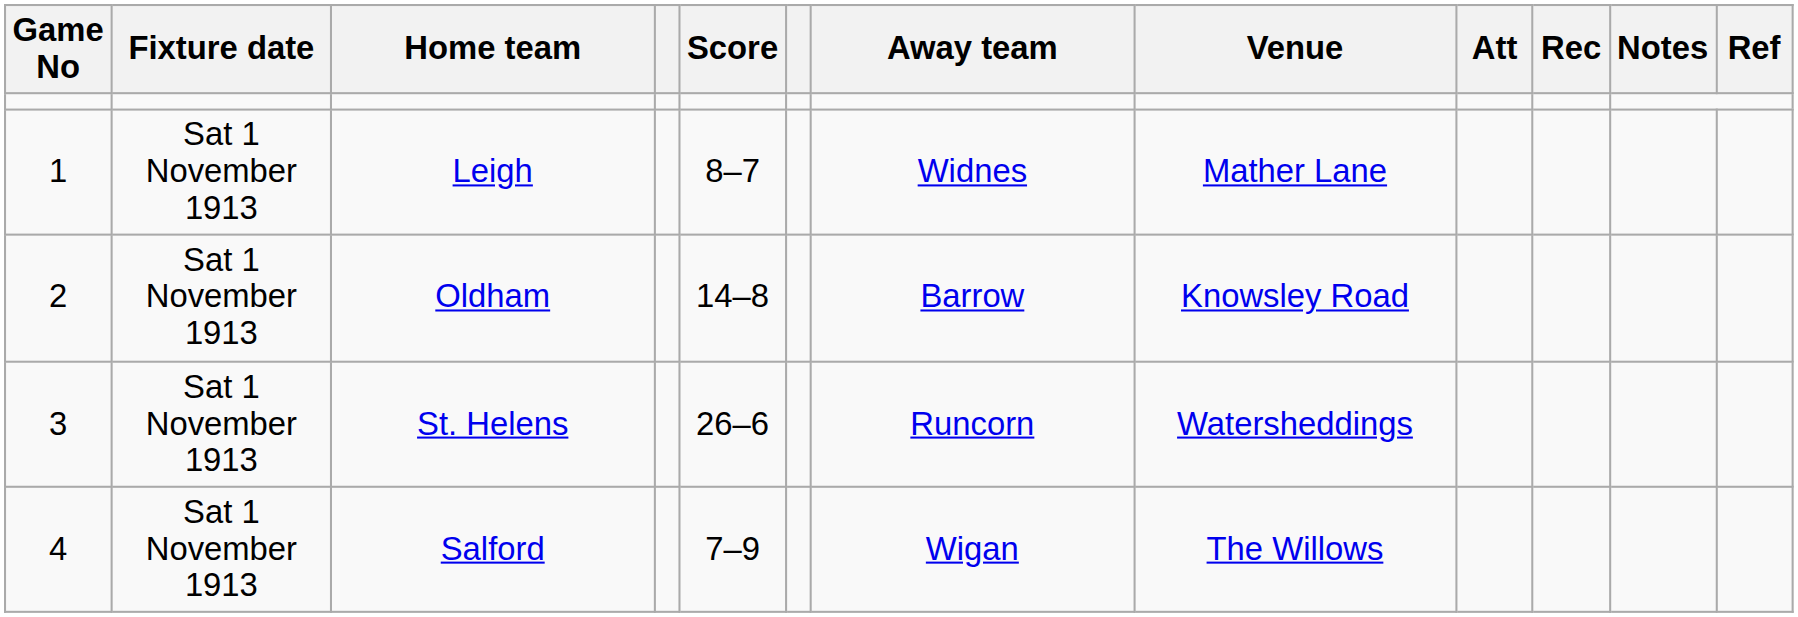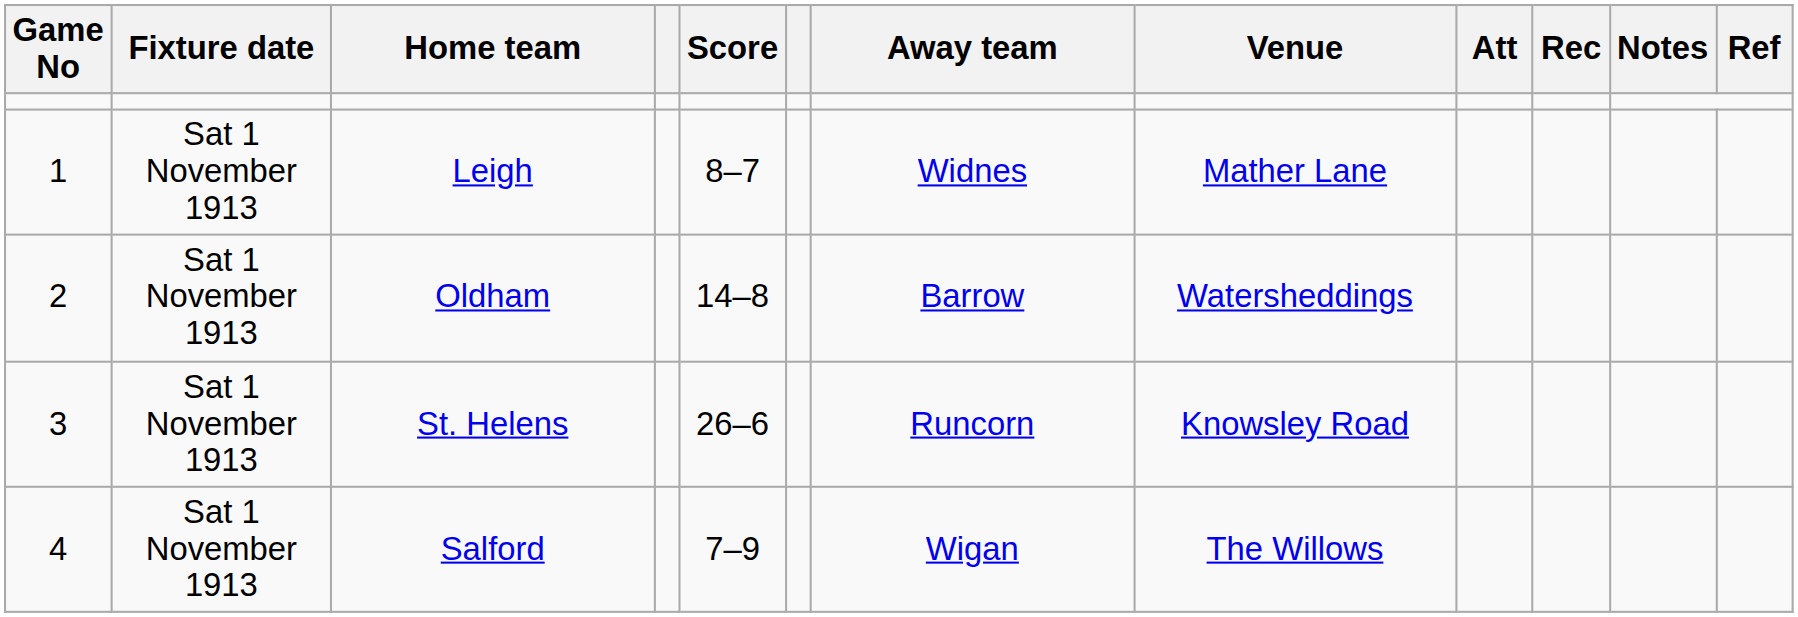(1295, 297) Knowsley Road -> (1295, 297) Watersheddings
(1295, 423) Watersheddings -> (1295, 423) Knowsley Road
